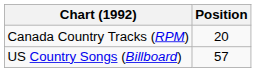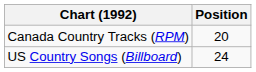(221, 57) 57 -> (221, 57) 24
